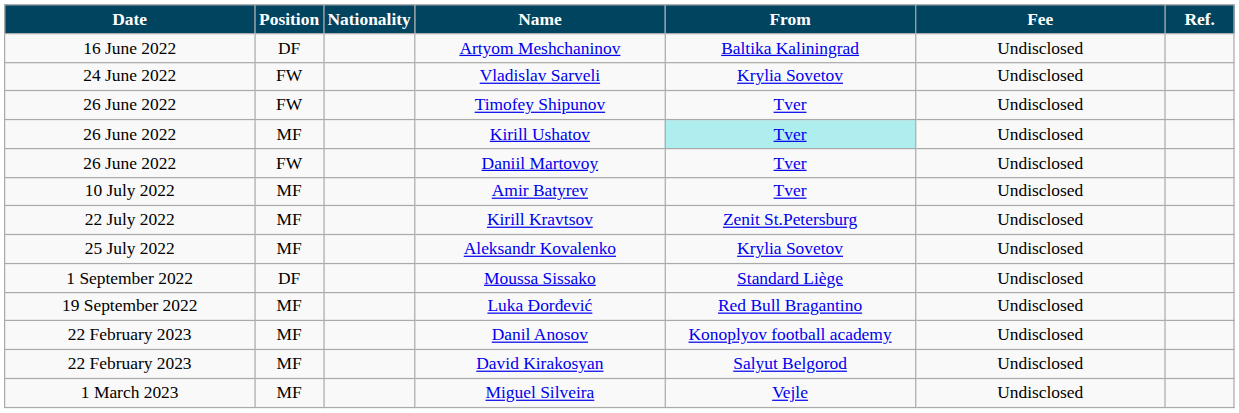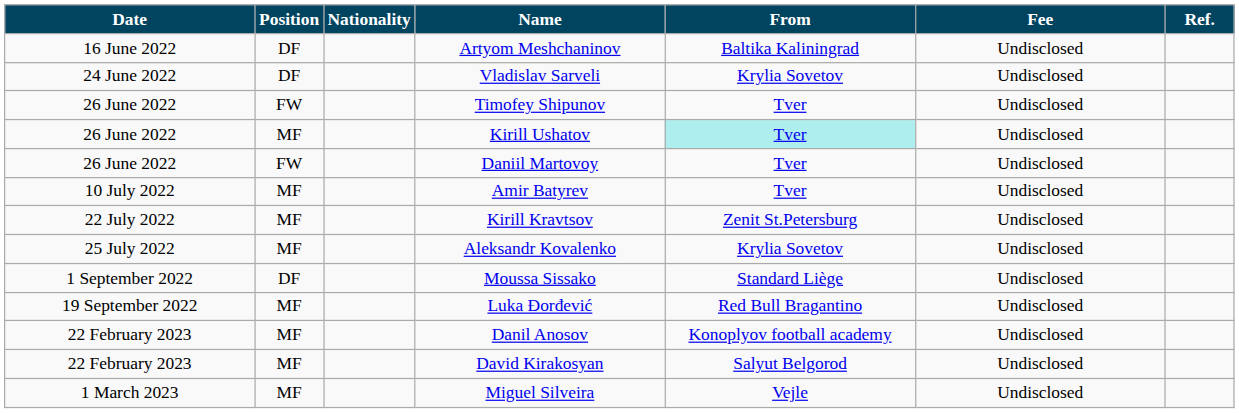(289, 76) FW -> (289, 76) DF
